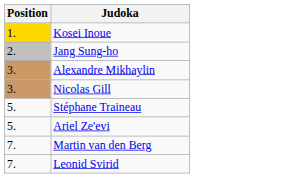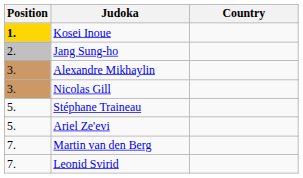+ column: (244, 13)
(12, 32) normal -> (12, 32) bold
